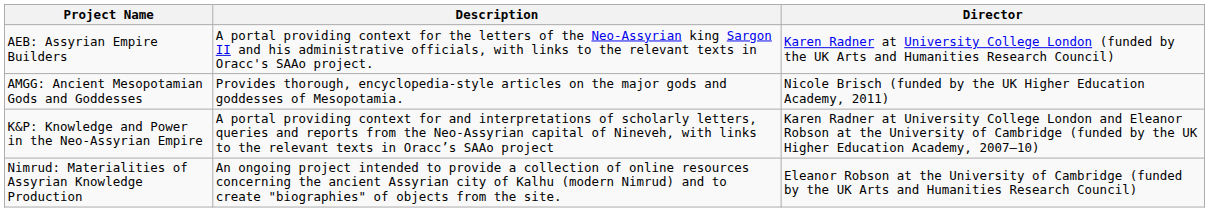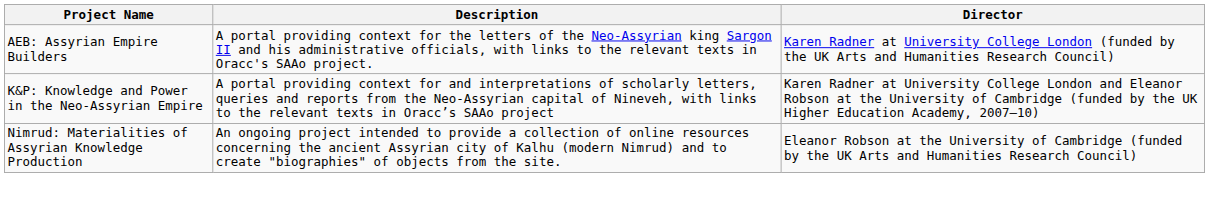- row: (105, 91)
